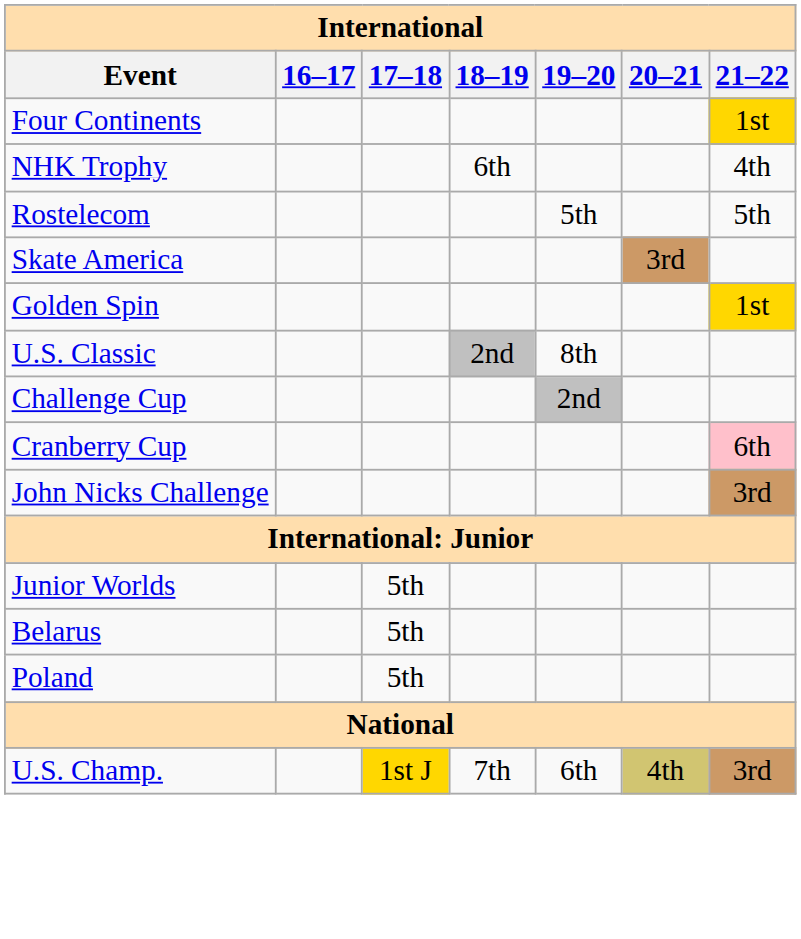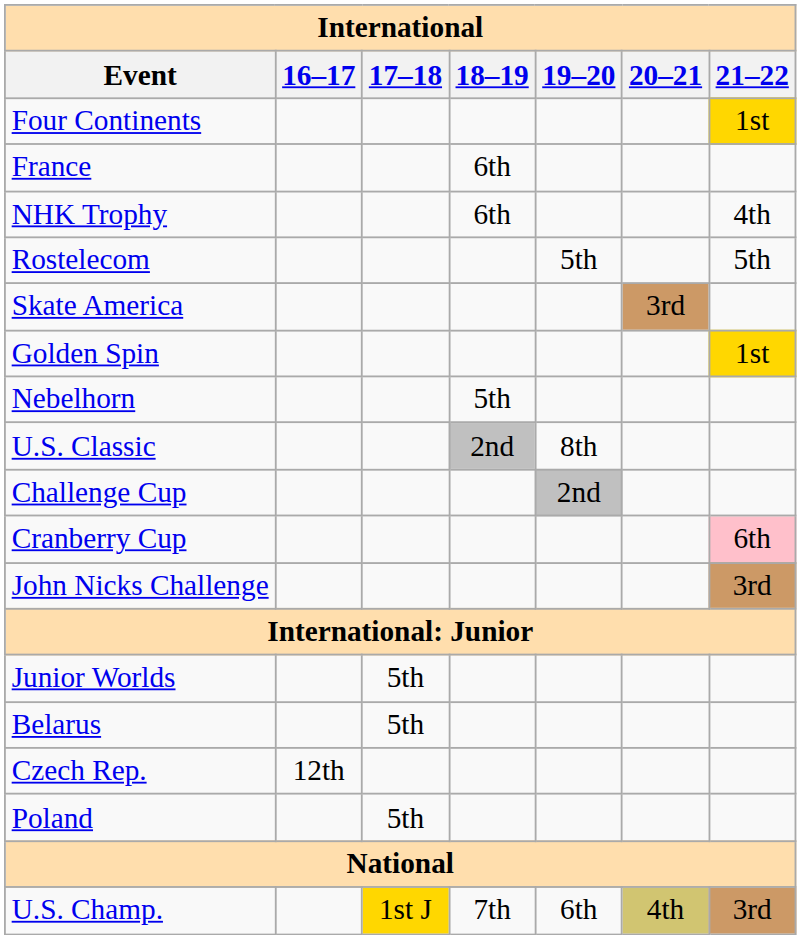+ row: (51, 167)
+ row: (73, 399)
+ row: (79, 770)
